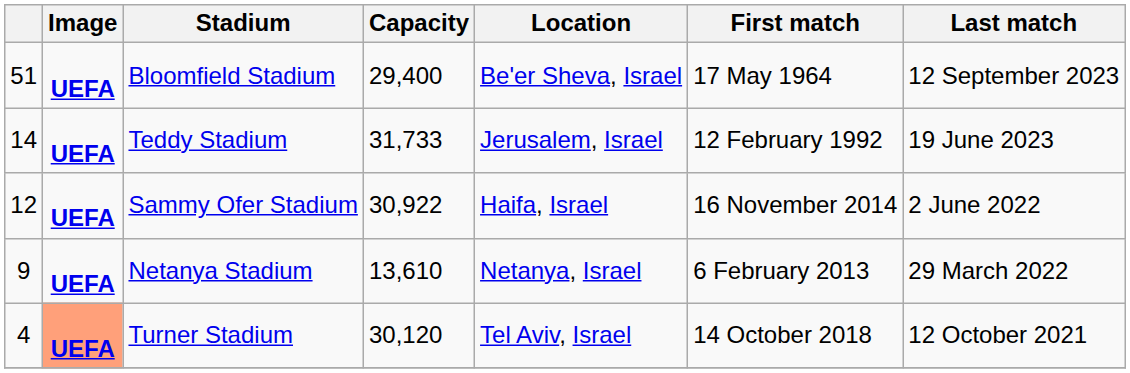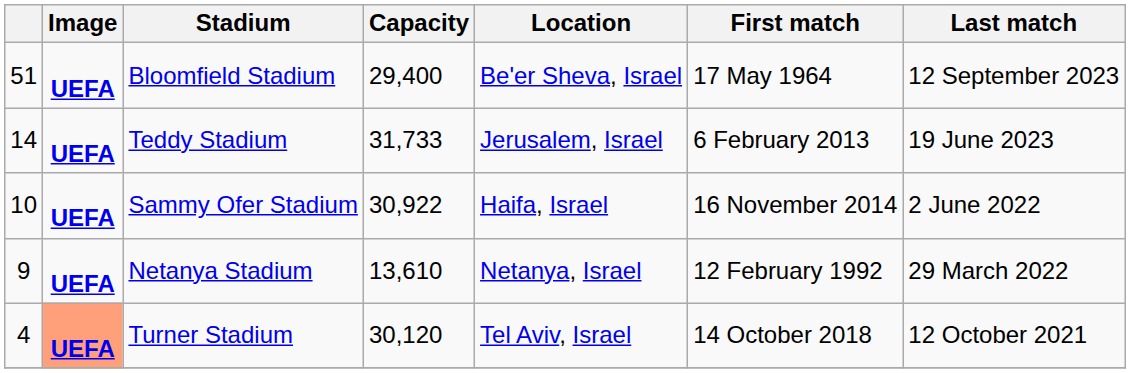(788, 140) 12 February 1992 -> (781, 140) 6 February 2013
(24, 205) 12 -> (24, 205) 10
(781, 270) 6 February 2013 -> (788, 270) 12 February 1992
